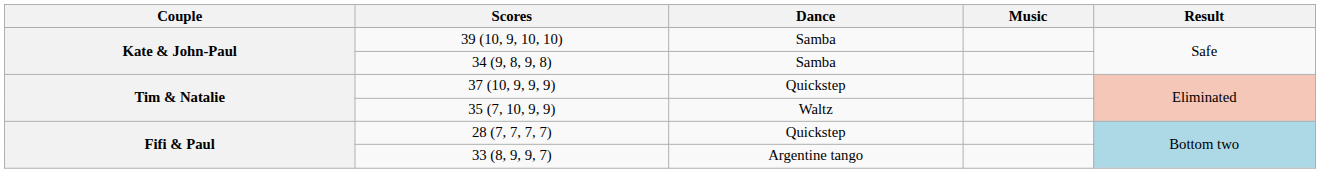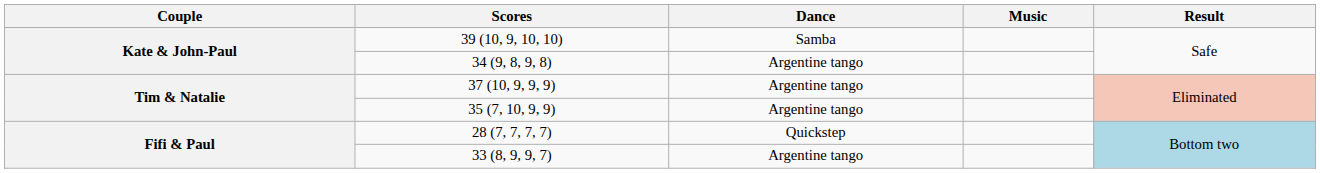(816, 62) Samba -> (816, 62) Argentine tango
(816, 86) Quickstep -> (816, 86) Argentine tango
(816, 109) Waltz -> (816, 109) Argentine tango
